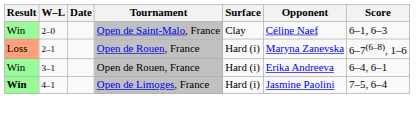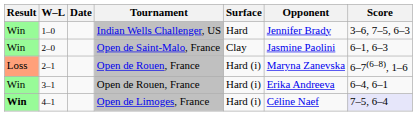+ row: (48, 31)
(292, 30) Céline Naef -> (301, 47) Jasmine Paolini
(300, 85) Jasmine Paolini -> (293, 102) Céline Naef
(368, 85) no background -> (369, 102) lavender background
